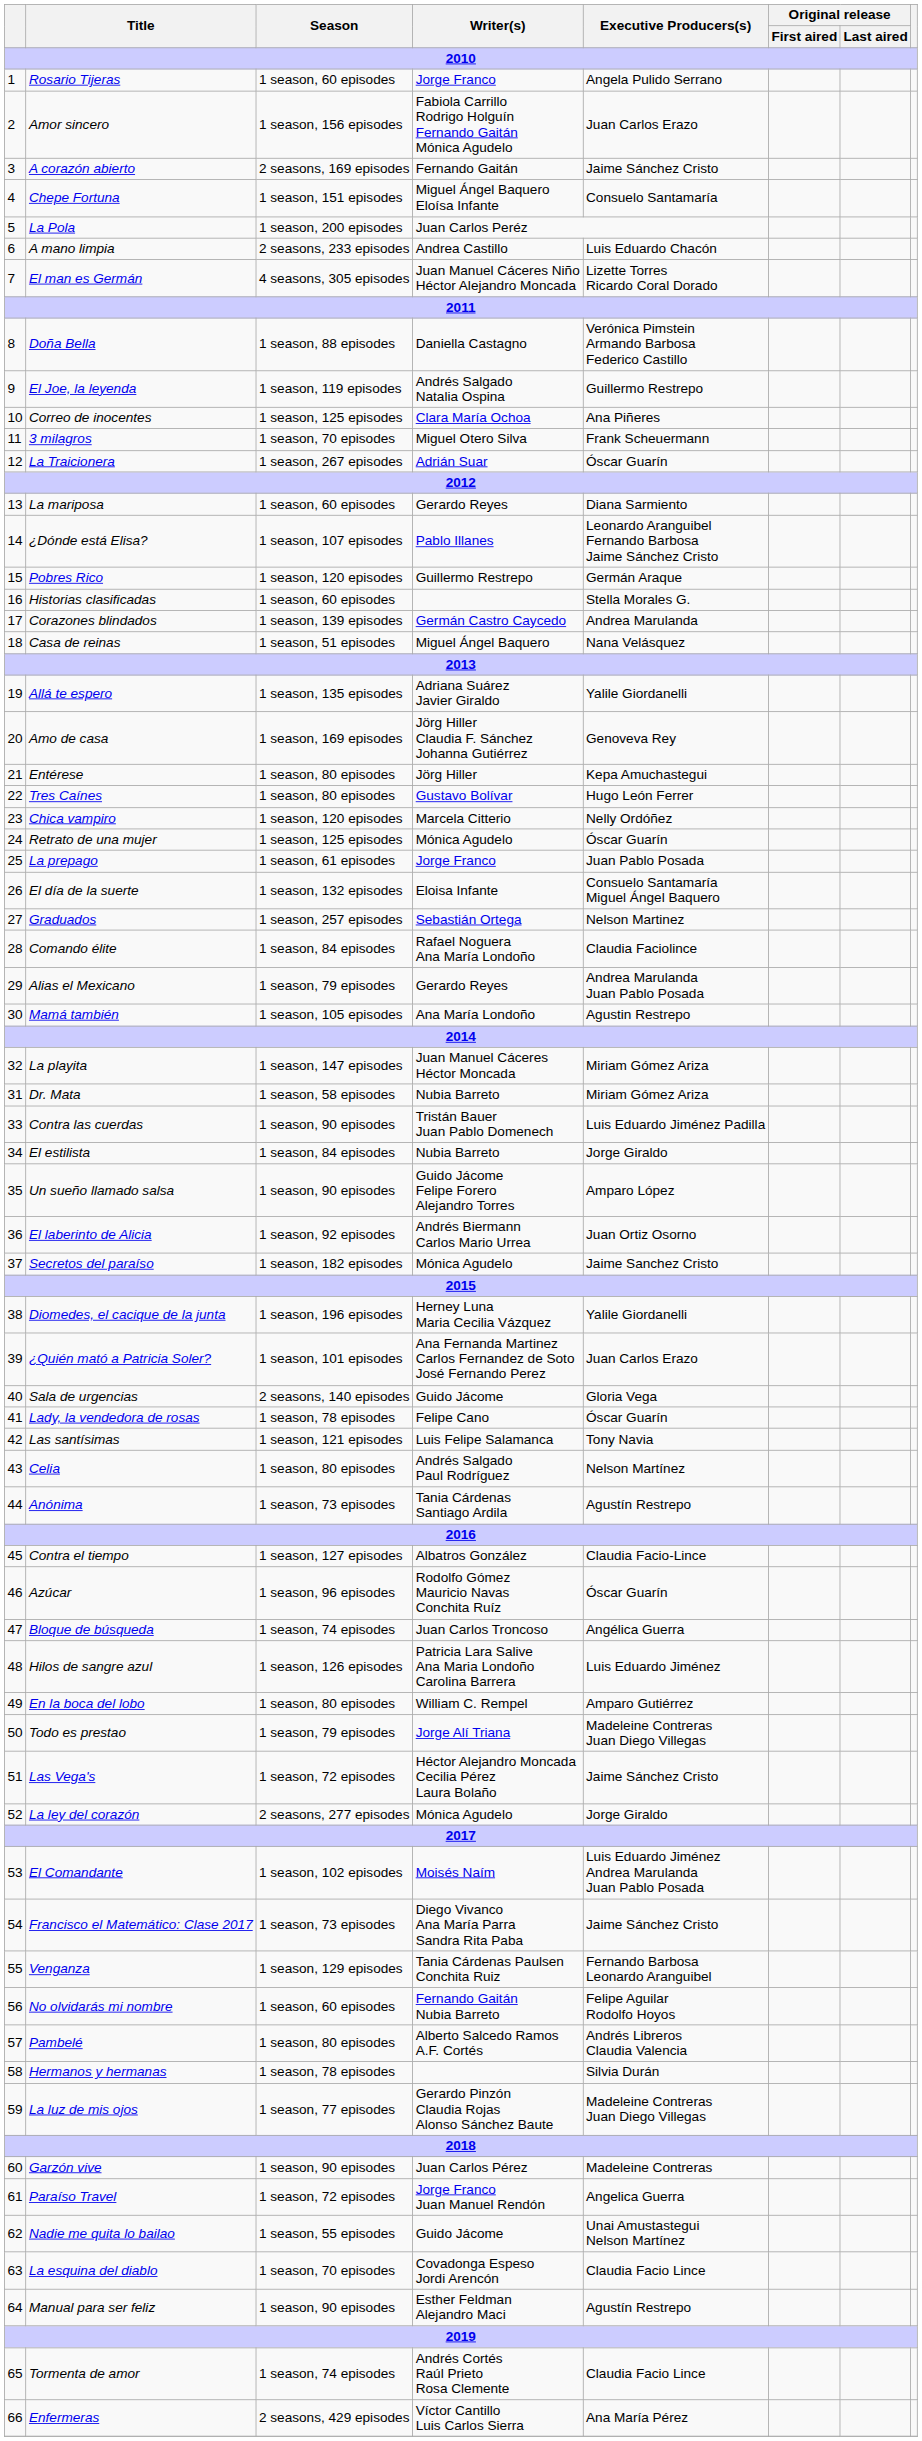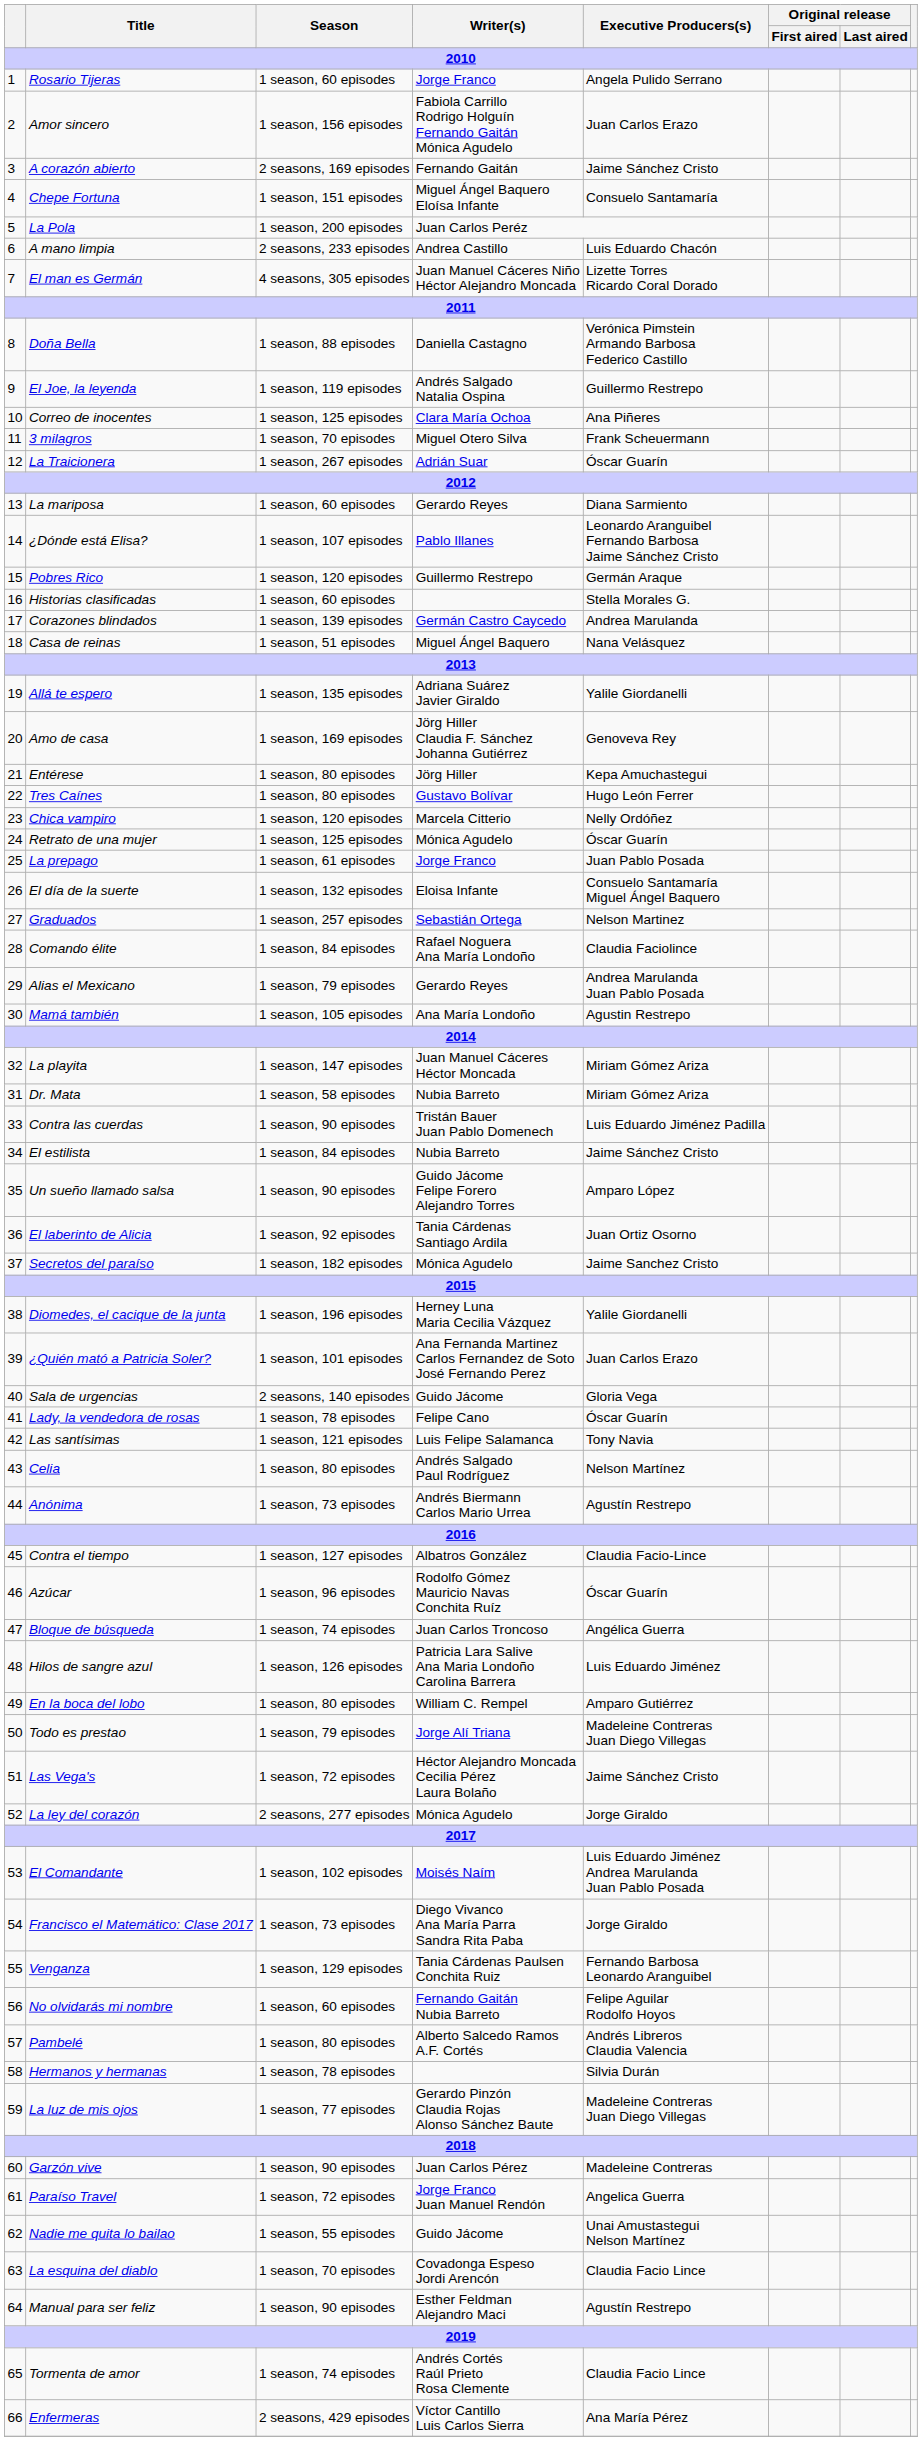(627, 1153) Jorge Giraldo -> (652, 1153) Jaime Sánchez Cristo
(473, 1234) Andrés Biermann Carlos Mario Urrea -> (463, 1234) Tania Cárdenas Santiago Ardila
(463, 1505) Tania Cárdenas Santiago Ardila -> (473, 1505) Andrés Biermann Carlos Mario Urrea
(652, 1924) Jaime Sánchez Cristo -> (627, 1924) Jorge Giraldo
